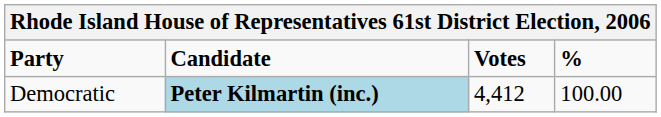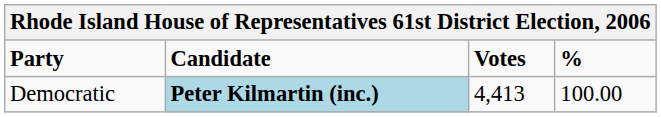(499, 93) 4,412 -> (499, 93) 4,413
